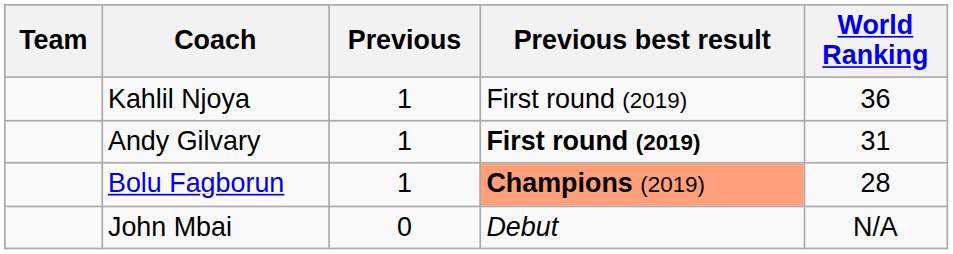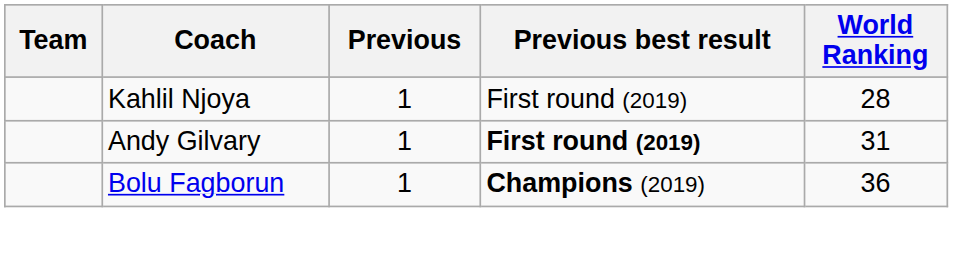(875, 98) 36 -> (875, 98) 28
(596, 183) lightsalmon background -> (596, 183) no background
(875, 183) 28 -> (875, 183) 36
- row: (170, 226)
